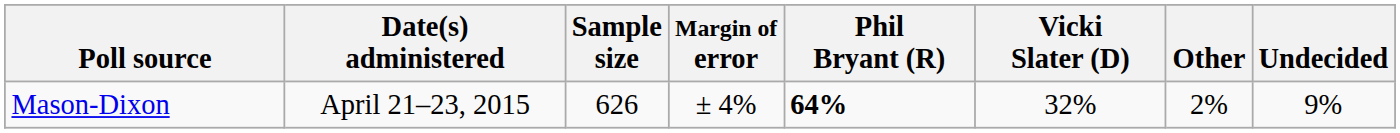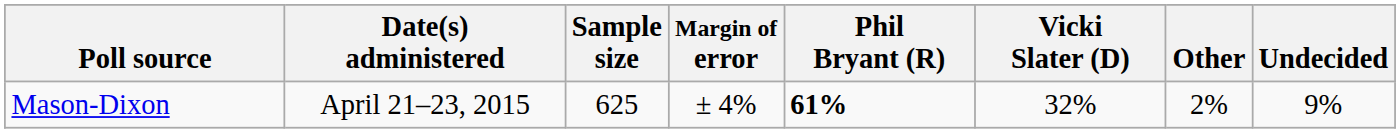(617, 104) 626 -> (617, 104) 625
(819, 104) 64% -> (819, 104) 61%
